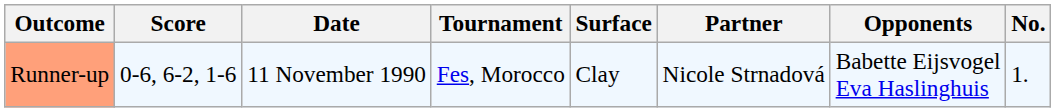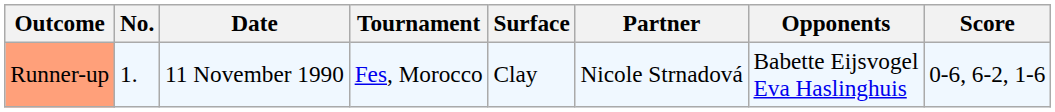columns swapped: (1028, 22) <-> (178, 22)
